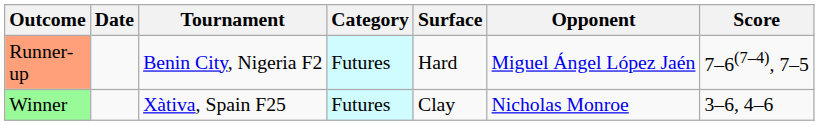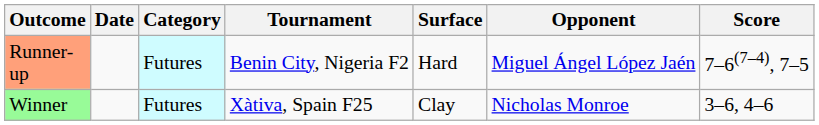columns swapped: (370, 20) <-> (233, 20)
